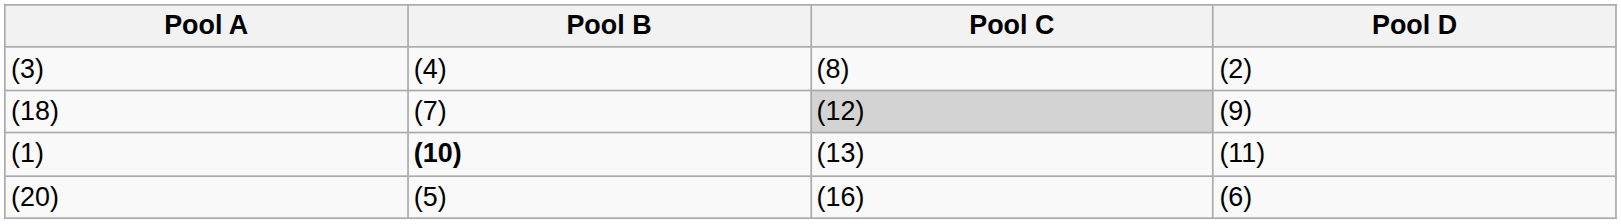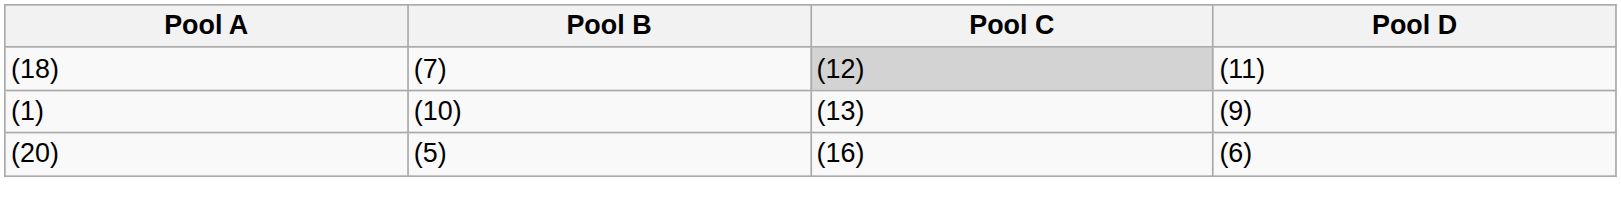- row: (27, 68)
(1236, 111) (9) -> (1242, 68) (11)
(438, 153) bold -> (438, 111) normal
(1242, 153) (11) -> (1236, 111) (9)
